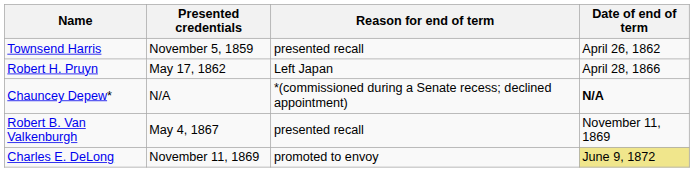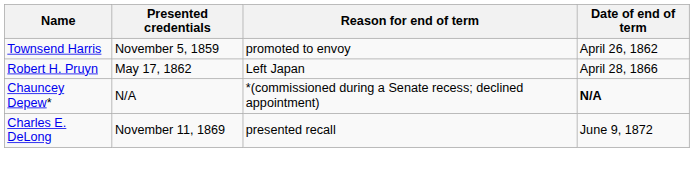(319, 48) presented recall -> (298, 48) promoted to envoy
- row: (47, 130)
(326, 157) promoted to envoy -> (291, 130) presented recall
(619, 157) khaki background -> (616, 130) no background
